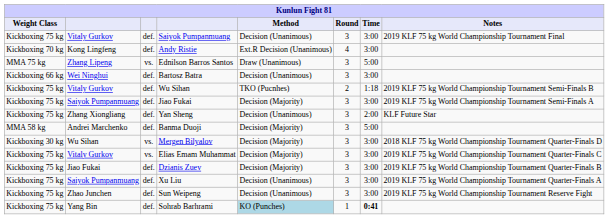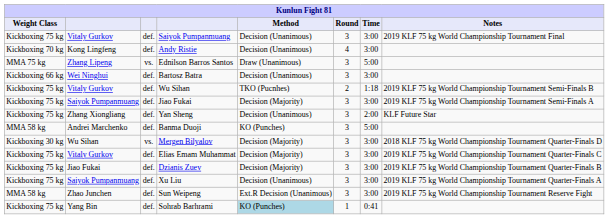(286, 50) Ext.R Decision (Unanimous) -> (276, 50) Decision (Unanimous)
(271, 128) Decision (Majority) -> (262, 128) KO (Punches)
(149, 154) vs. -> (149, 154) def.
(35, 193) Kickboxing 75 kg -> (26, 193) MMA 58 kg
(276, 193) Decision (Unanimous) -> (286, 193) Ext.R Decision (Unanimous)
(371, 207) bold -> (371, 207) normal
